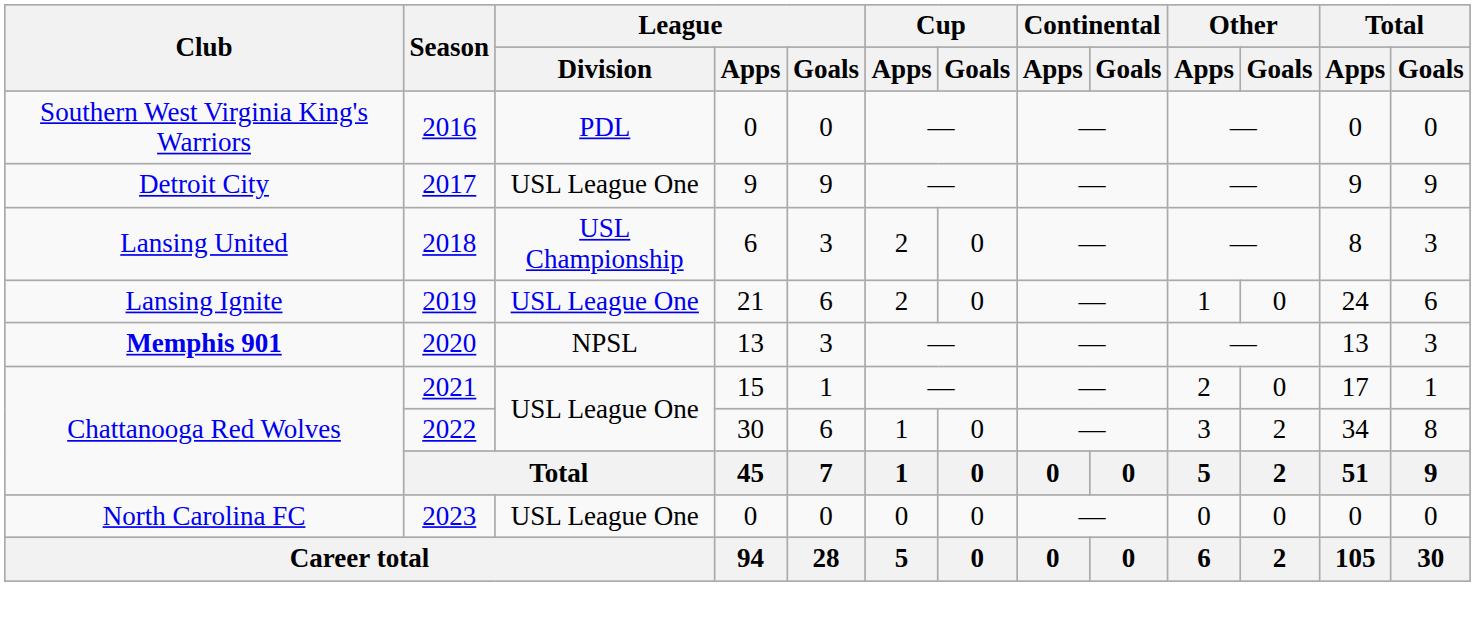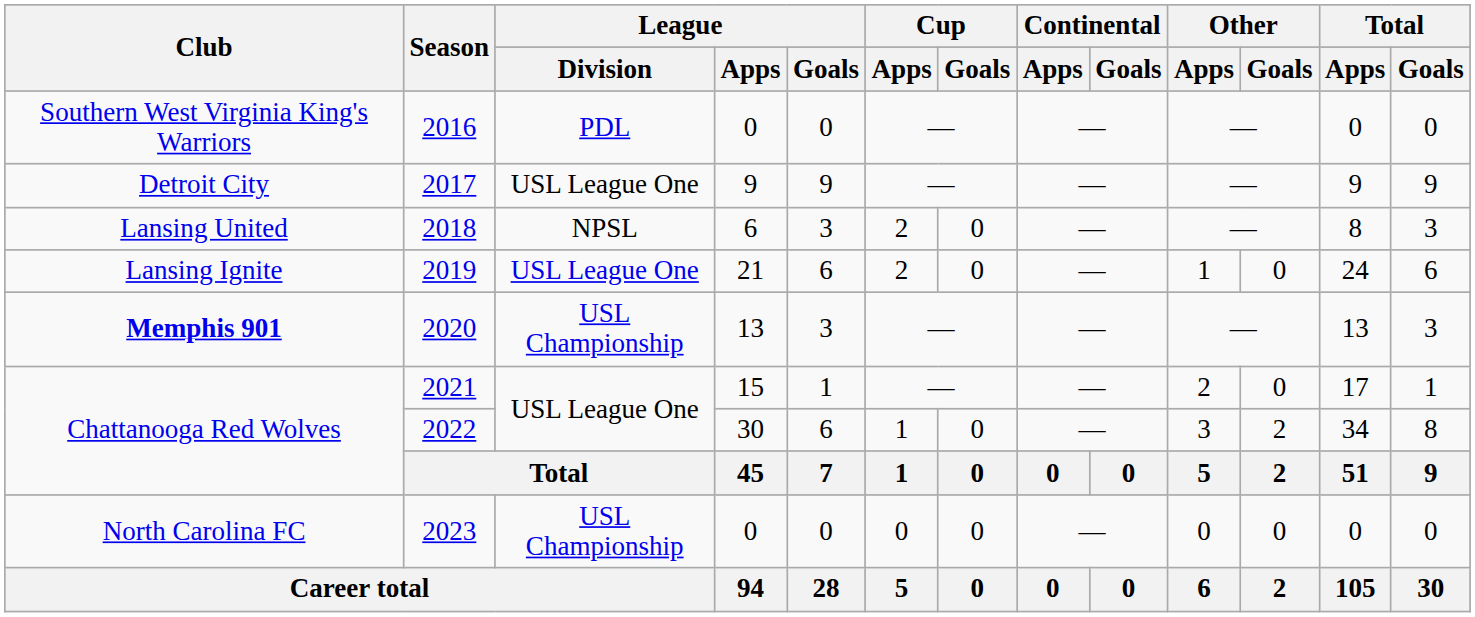(605, 243) USL Championship -> (605, 227) NPSL
(605, 344) NPSL -> (605, 328) USL Championship
(605, 515) USL League One -> (605, 530) USL Championship
